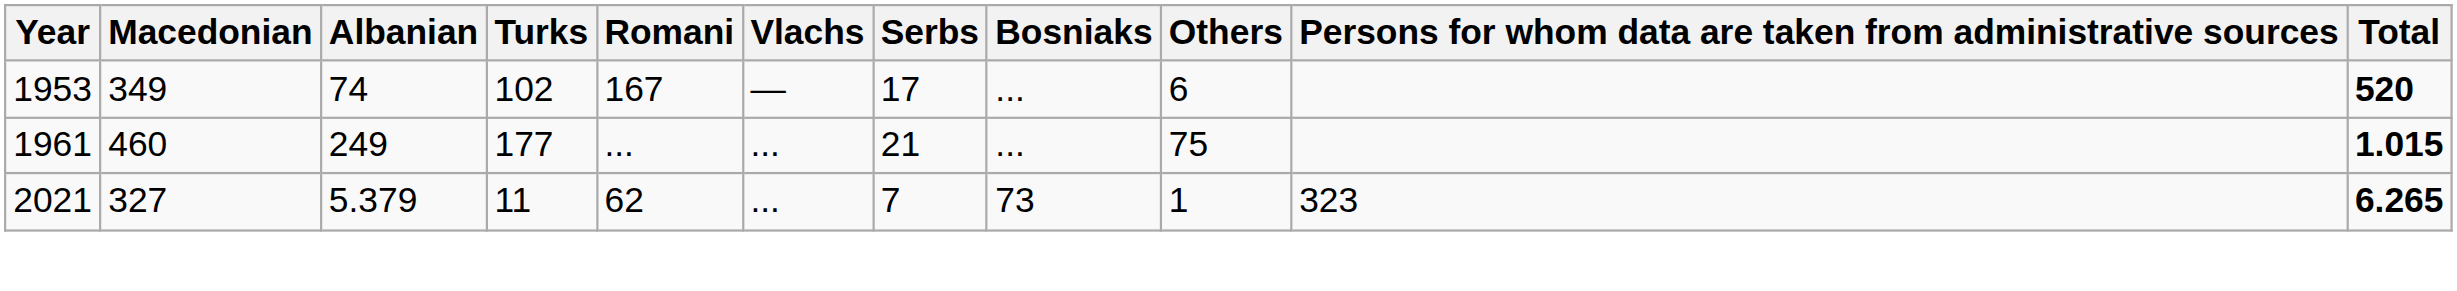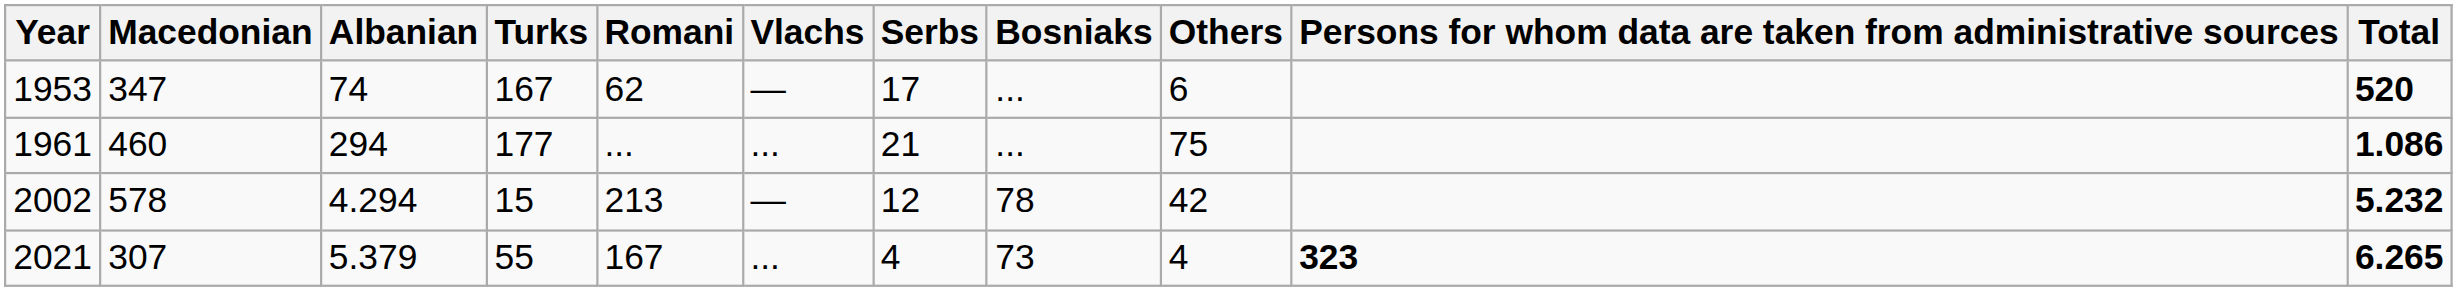(138, 88) 349 -> (138, 88) 347
(524, 88) 102 -> (524, 88) 167
(634, 88) 167 -> (624, 88) 62
(358, 144) 249 -> (358, 144) 294
(2399, 144) 1.015 -> (2399, 144) 1.086
+ row: (53, 200)
(138, 200) 327 -> (138, 256) 307
(513, 200) 11 -> (514, 256) 55
(624, 200) 62 -> (634, 256) 167
(891, 200) 7 -> (891, 256) 4
(1179, 200) 1 -> (1179, 256) 4
(1329, 200) normal -> (1329, 256) bold
